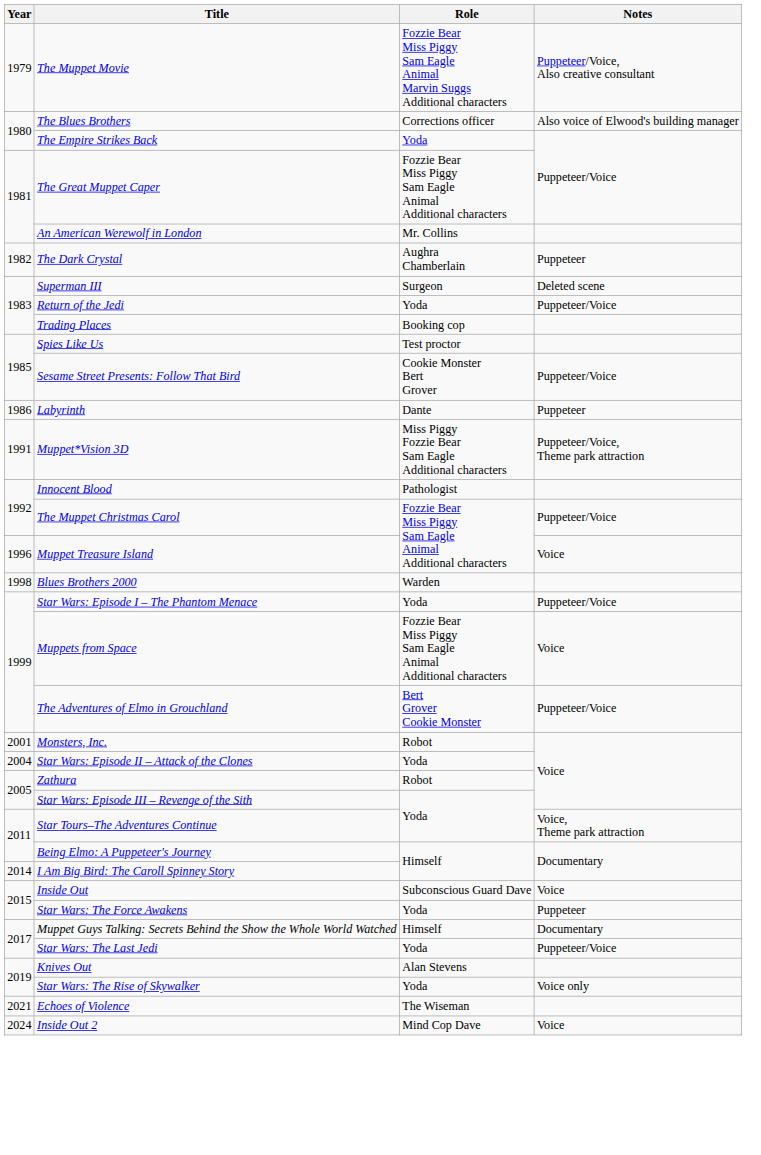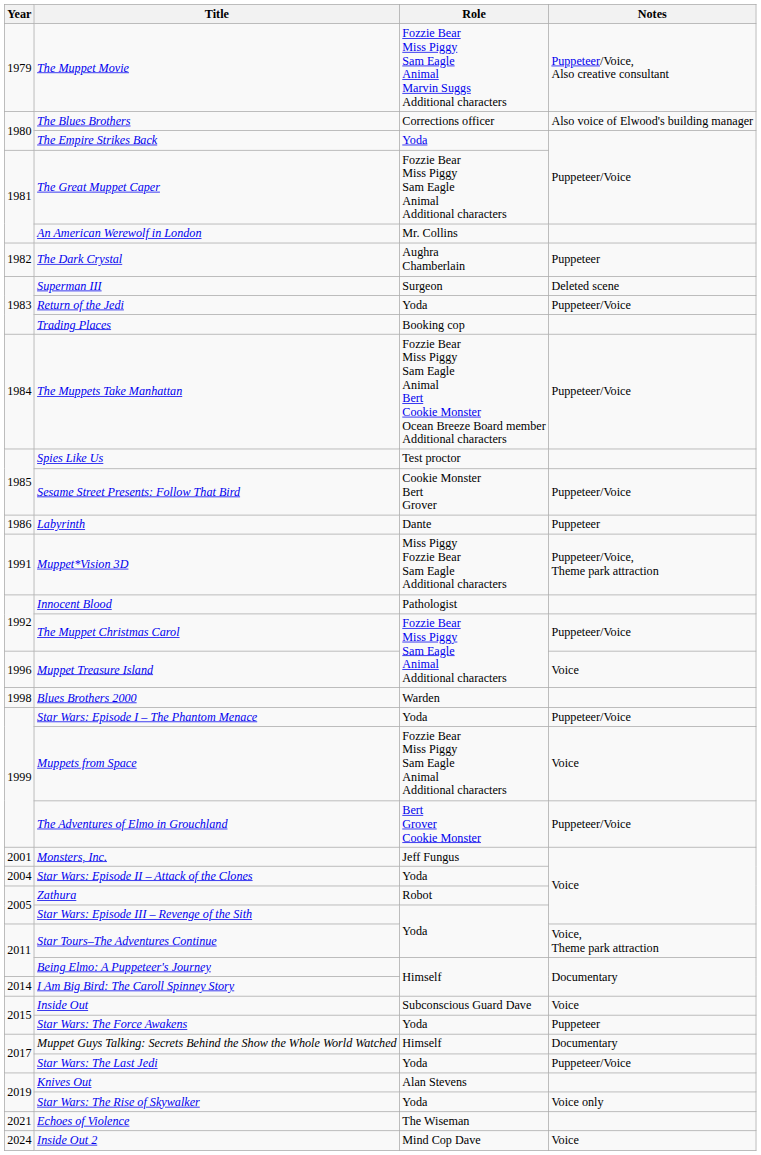+ row: (110, 391)
(417, 741) Robot -> (431, 856) Jeff Fungus
